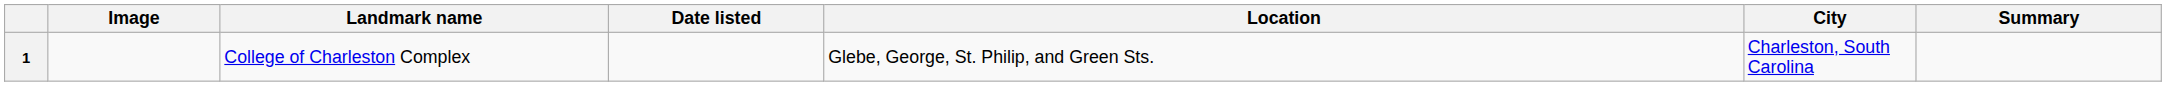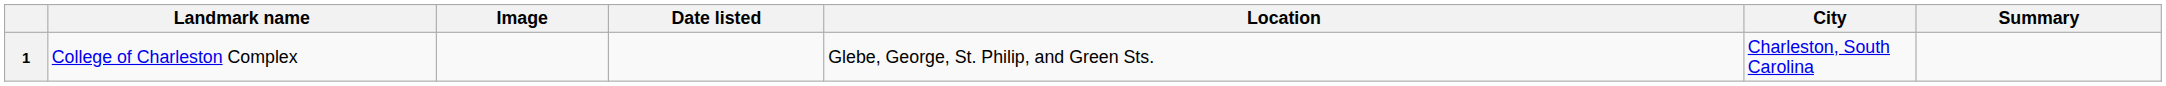columns swapped: (414, 18) <-> (134, 18)
